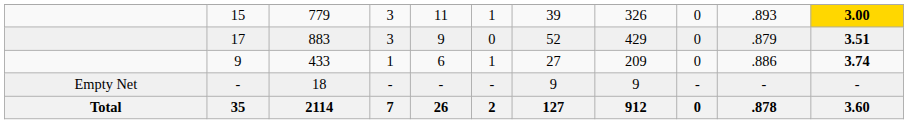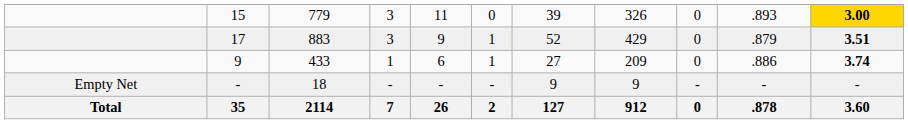(492, 15) 1 -> (492, 15) 0
(492, 38) 0 -> (492, 38) 1
